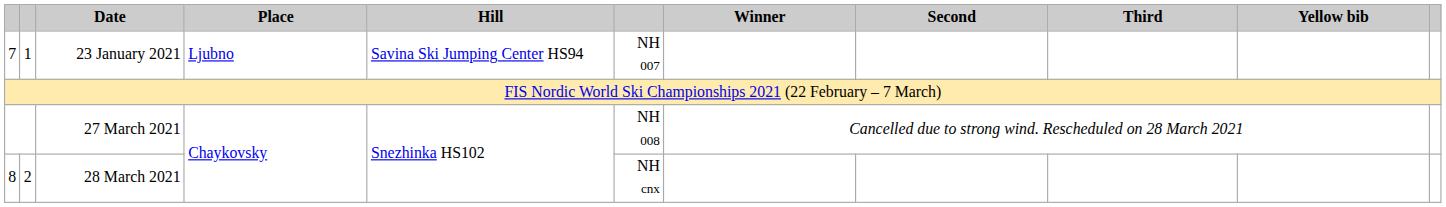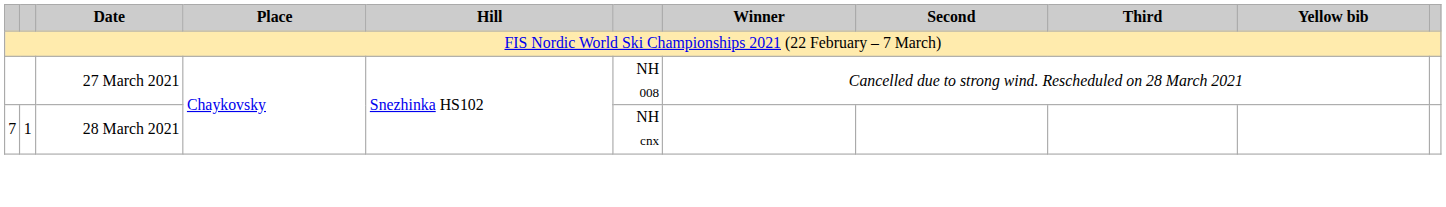- row: (128, 54)
(12, 177) 8 -> (12, 128) 7
(28, 177) 2 -> (28, 128) 1
